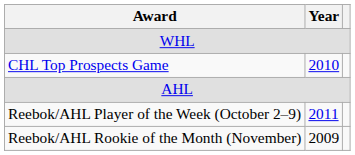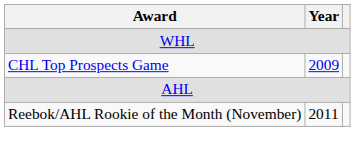(324, 65) 2010 -> (324, 65) 2009
- row: (155, 114)
(324, 138) 2009 -> (324, 114) 2011
